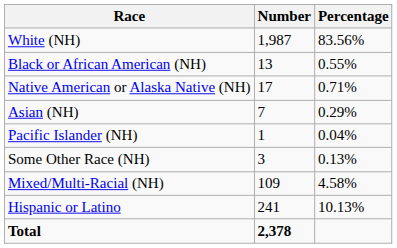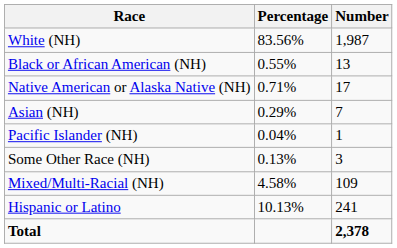columns swapped: (284, 16) <-> (353, 16)
